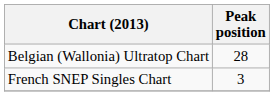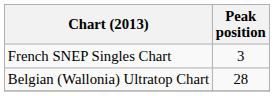rows swapped: (108, 56) <-> (90, 79)
